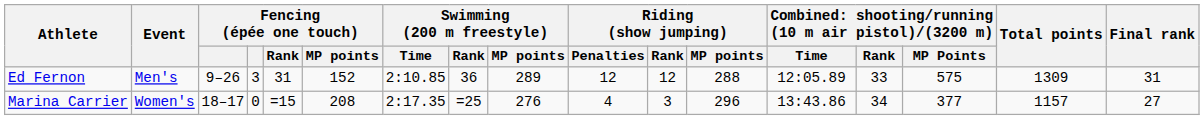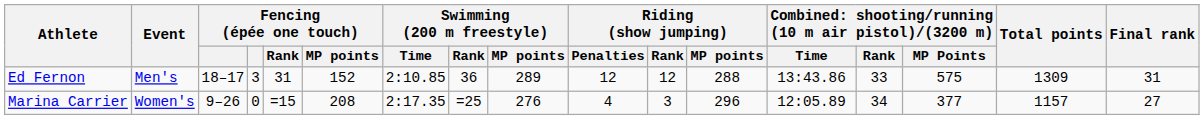(223, 79) 9–26 -> (223, 79) 18–17
(811, 79) 12:05.89 -> (811, 79) 13:43.86
(223, 103) 18–17 -> (223, 103) 9–26
(811, 103) 13:43.86 -> (811, 103) 12:05.89
